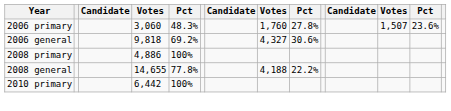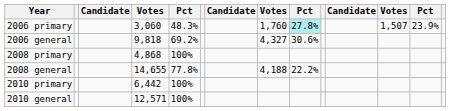(305, 26) no background -> (305, 26) paleturquoise background
(425, 26) 23.6% -> (425, 26) 23.9%
(148, 55) 4,886 -> (148, 55) 4,868
+ row: (40, 99)
